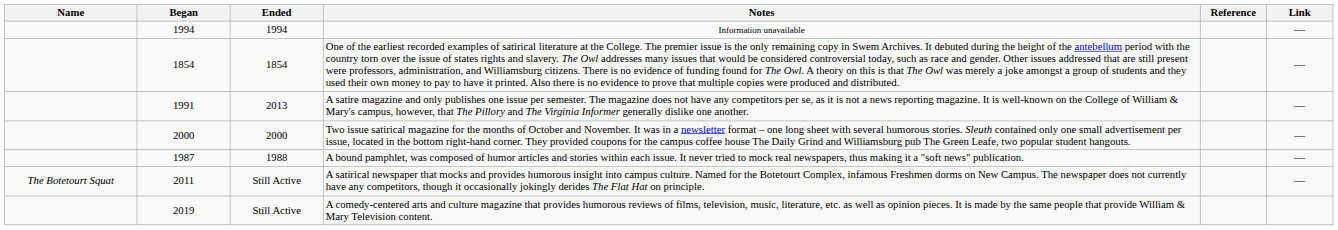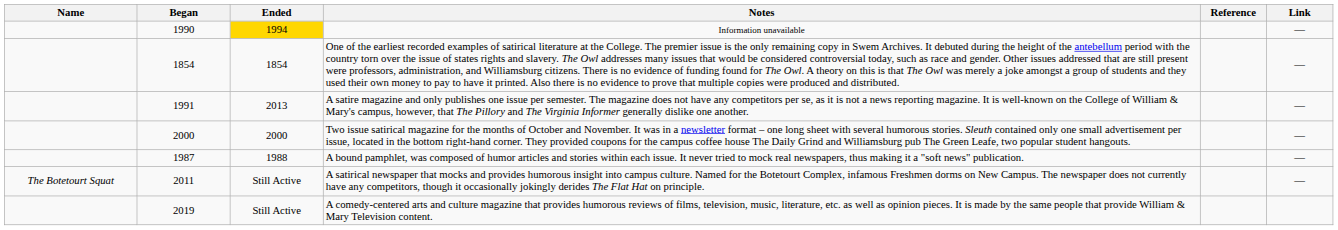(184, 30) 1994 -> (184, 30) 1990
(277, 30) no background -> (277, 30) gold background
